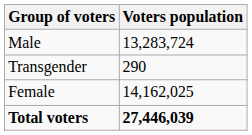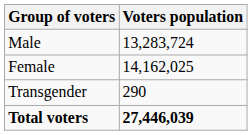rows swapped: (31, 92) <-> (47, 67)
